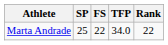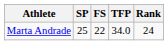(148, 31) 22 -> (148, 31) 24
